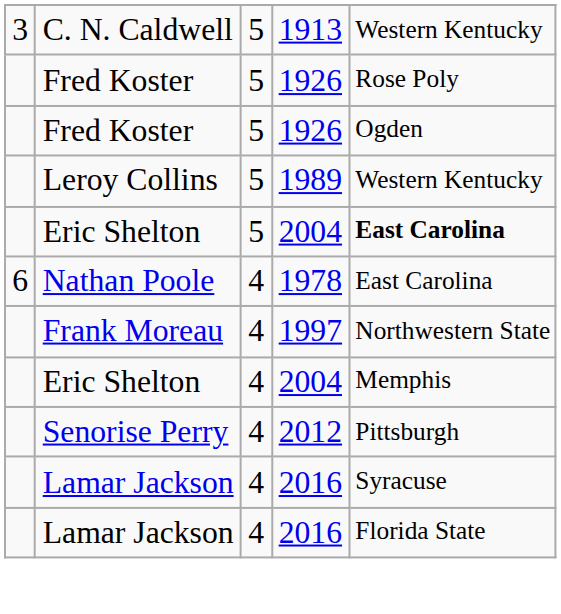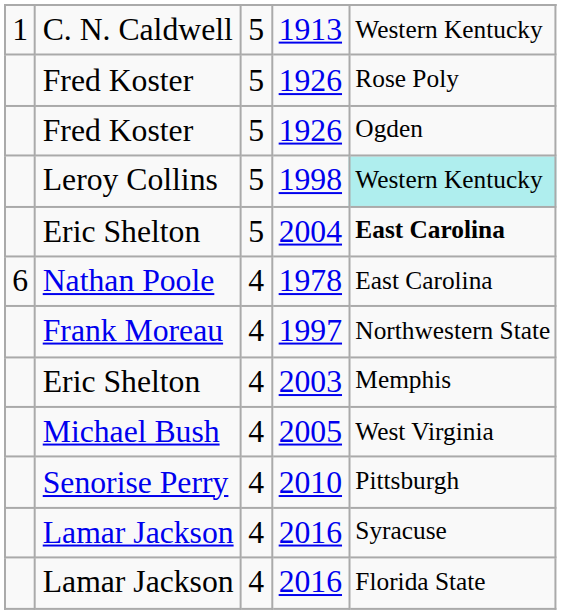(20, 29) 3 -> (20, 29) 1
(310, 180) 1989 -> (310, 180) 1998
(449, 180) no background -> (449, 180) paleturquoise background
(310, 381) 2004 -> (310, 381) 2003
+ row: (131, 431)
(310, 431) 2012 -> (310, 481) 2010
